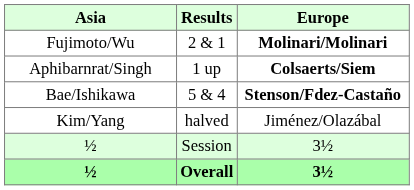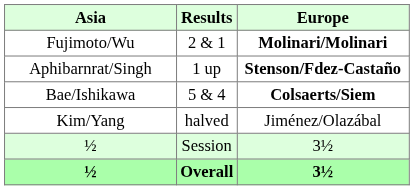(323, 68) Colsaerts/Siem -> (323, 68) Stenson/Fdez-Castaño
(323, 94) Stenson/Fdez-Castaño -> (323, 94) Colsaerts/Siem
